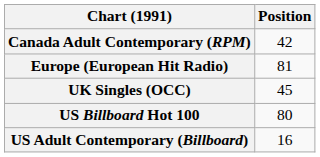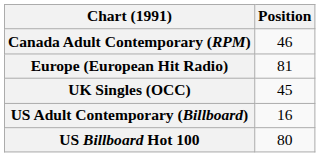(285, 41) 42 -> (285, 41) 46
rows swapped: (129, 115) <-> (129, 139)
